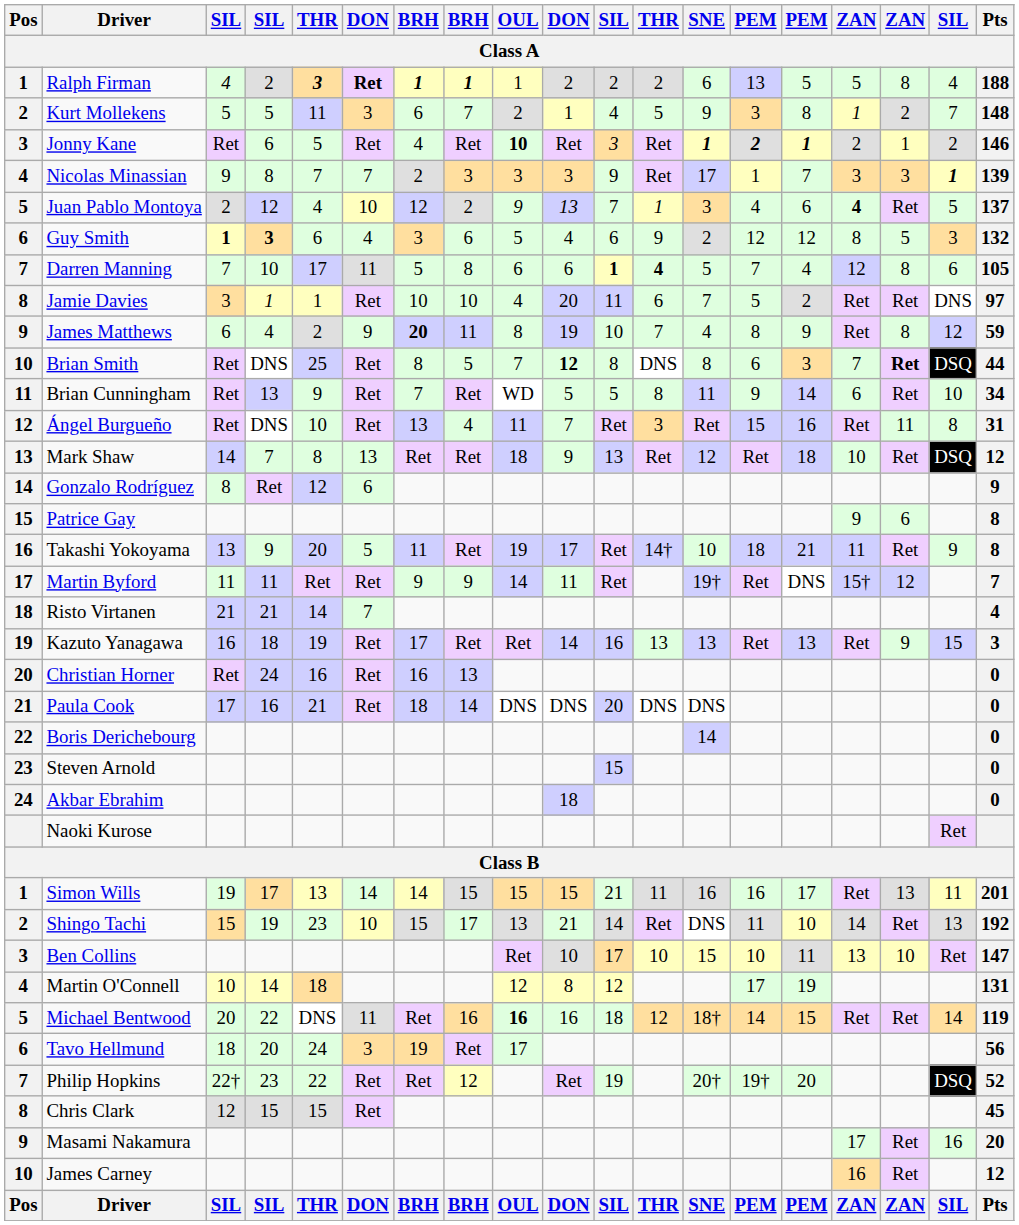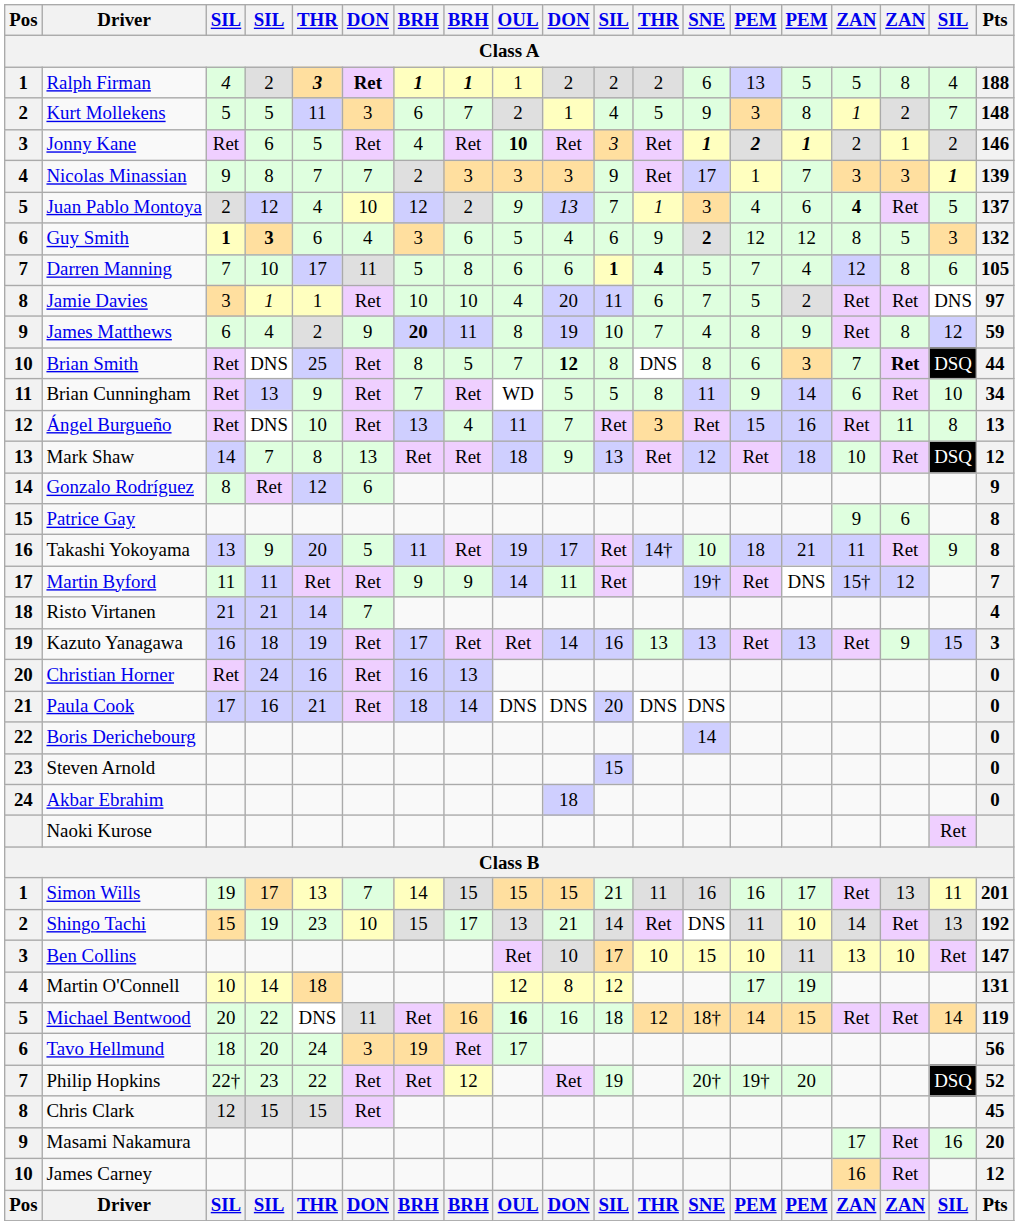(707, 238) normal -> (707, 238) bold
(995, 425) 31 -> (995, 425) 13
(368, 892) 14 -> (368, 892) 7
